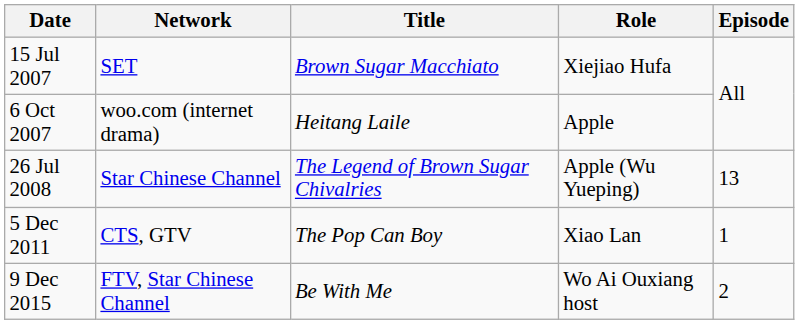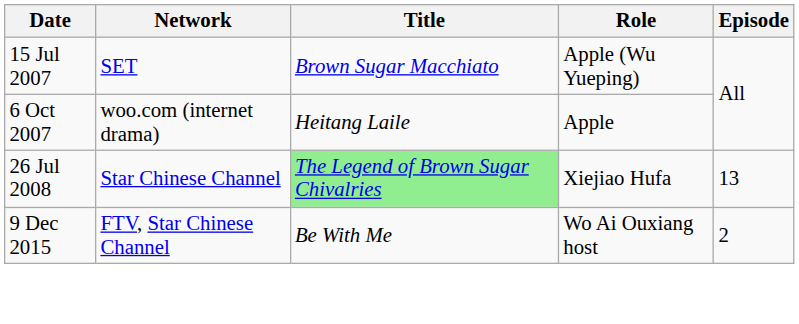(617, 65) Xiejiao Hufa -> (609, 65) Apple (Wu Yueping)
(412, 178) no background -> (412, 178) lightgreen background
(609, 178) Apple (Wu Yueping) -> (617, 178) Xiejiao Hufa
- row: (34, 234)
